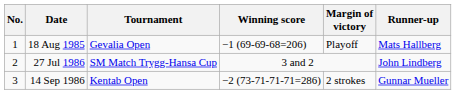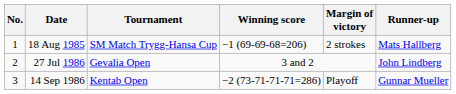(120, 44) Gevalia Open -> (153, 44) SM Match Trygg-Hansa Cup
(342, 44) Playoff -> (346, 44) 2 strokes
(153, 62) SM Match Trygg-Hansa Cup -> (120, 62) Gevalia Open
(346, 80) 2 strokes -> (342, 80) Playoff
